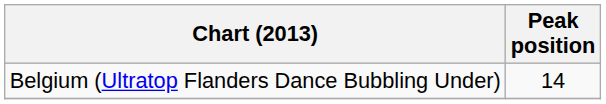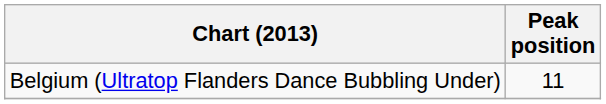(553, 80) 14 -> (553, 80) 11
